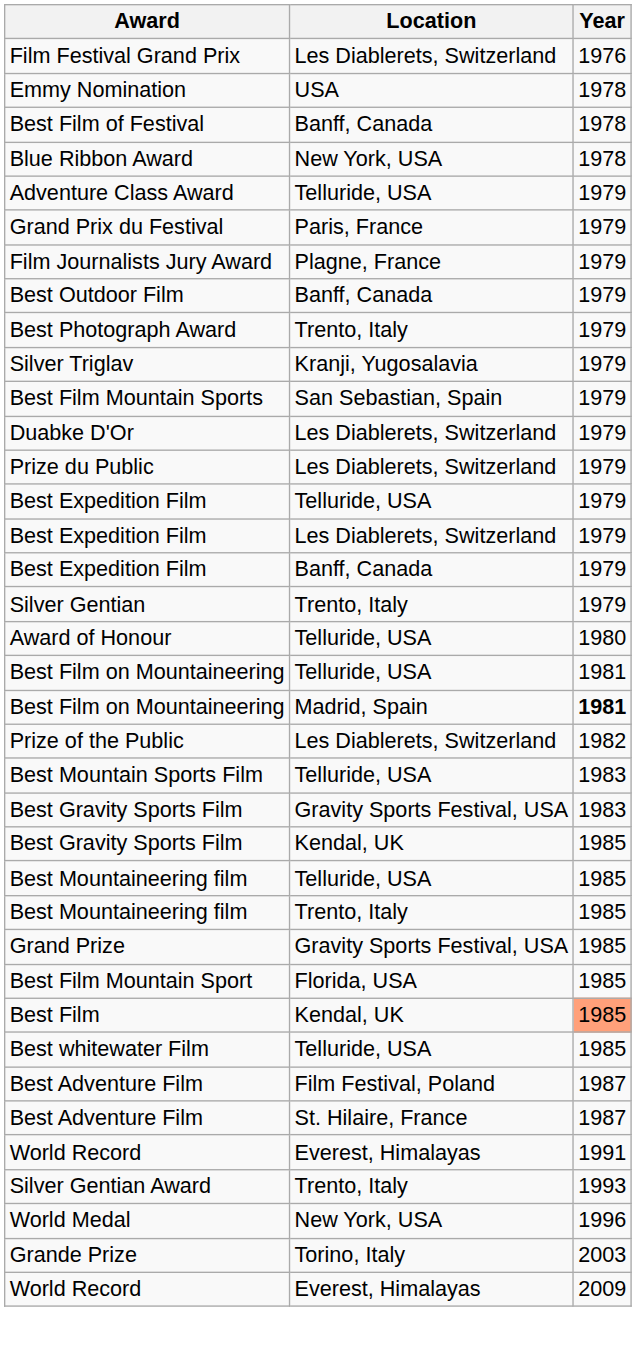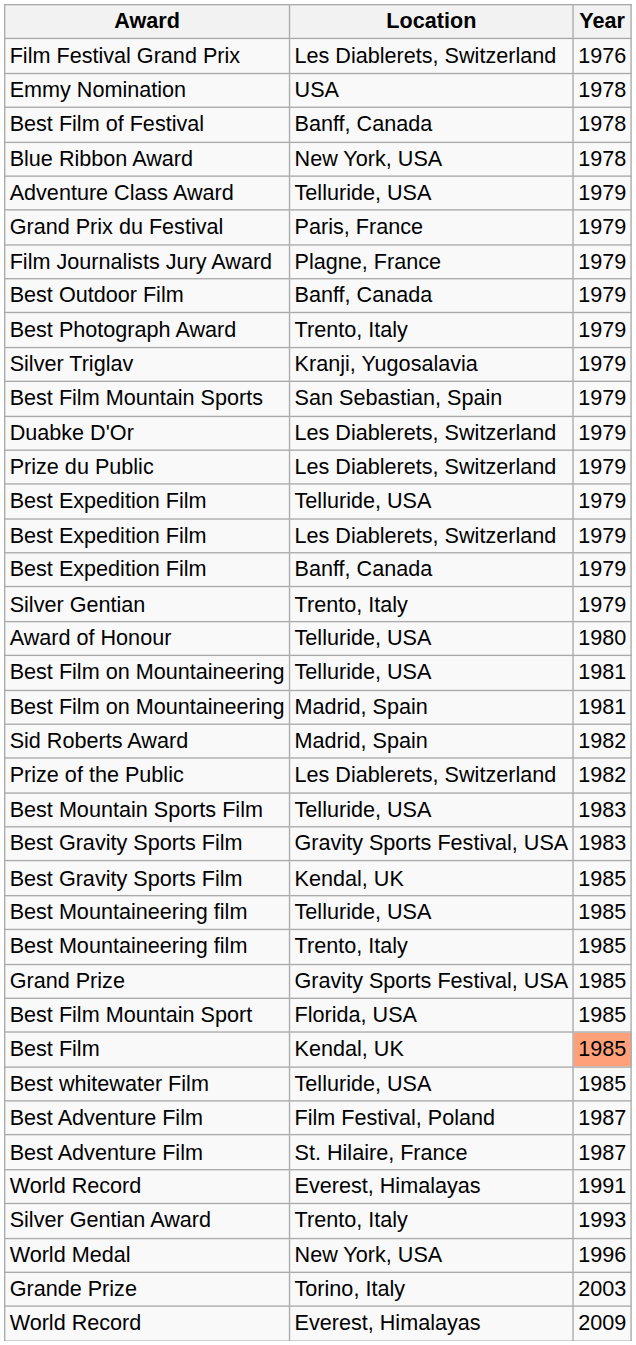(602, 706) bold -> (602, 706) normal
+ row: (99, 741)
